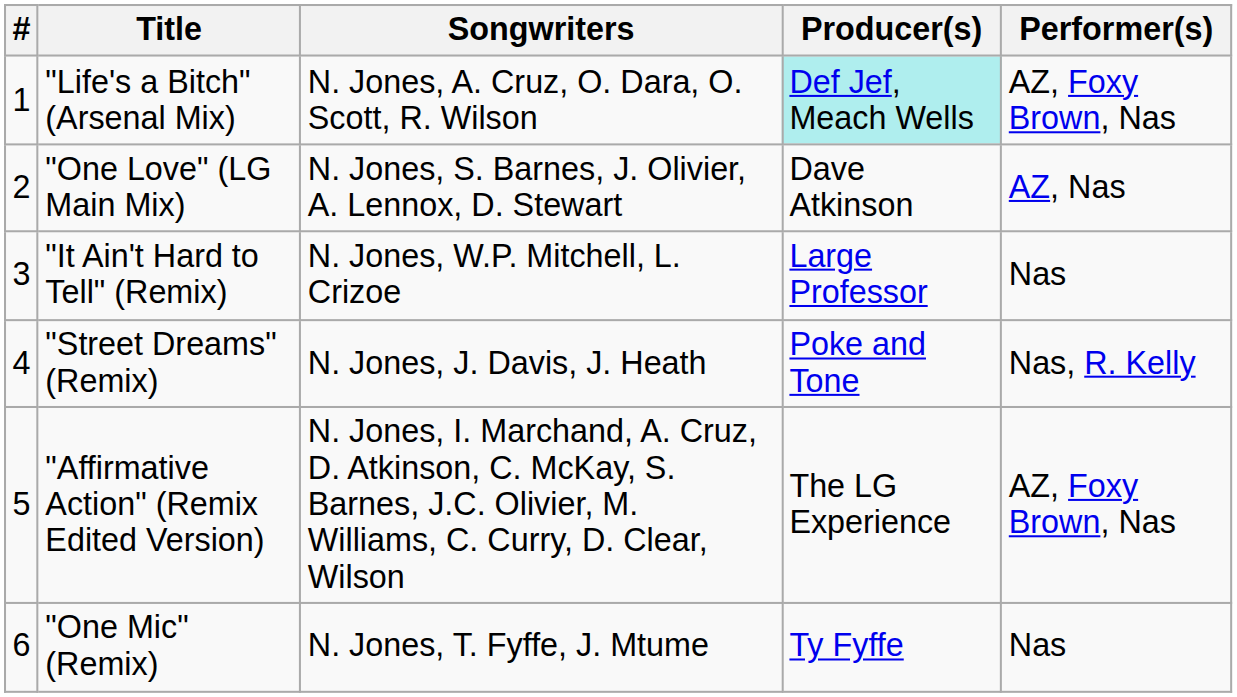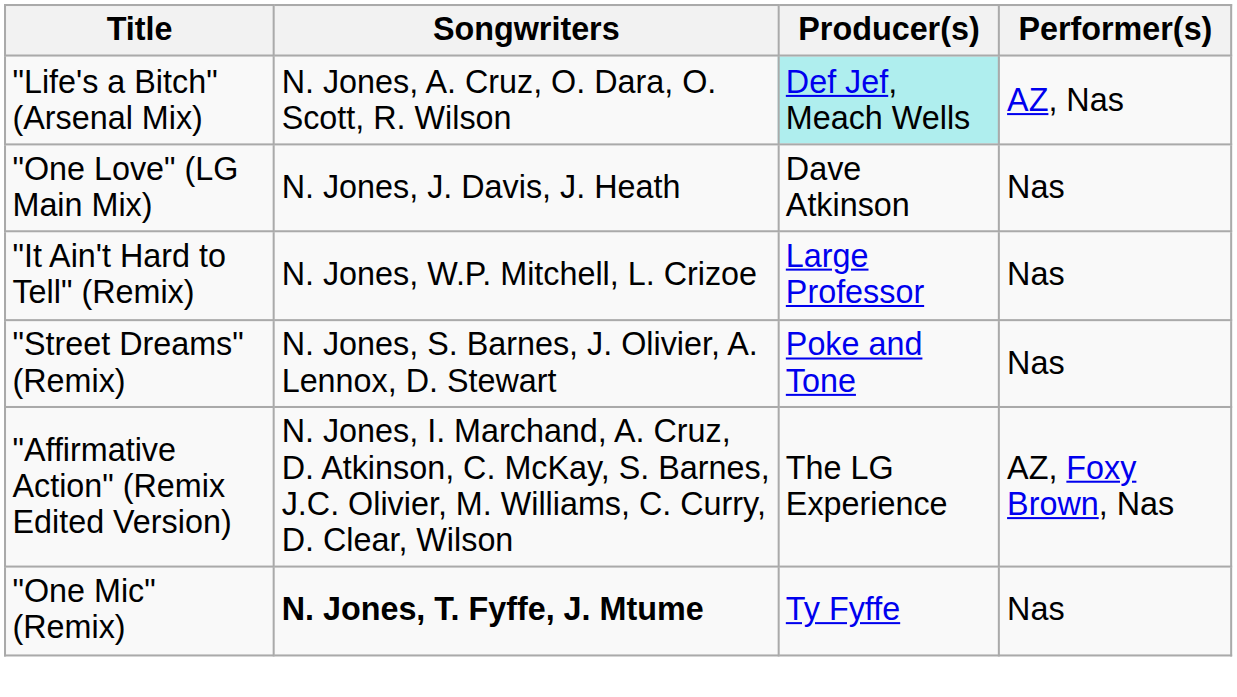- column: (21, 30)
(1092, 99) AZ, Foxy Brown, Nas -> (1065, 99) AZ, Nas
(527, 187) N. Jones, S. Barnes, J. Olivier, A. Lennox, D. Stewart -> (481, 187) N. Jones, J. Davis, J. Heath
(1067, 187) AZ, Nas -> (1036, 187) Nas
(507, 362) N. Jones, J. Davis, J. Heath -> (520, 362) N. Jones, S. Barnes, J. Olivier, A. Lennox, D. Stewart
(1102, 362) Nas, R. Kelly -> (1036, 362) Nas
(508, 646) normal -> (493, 610) bold
